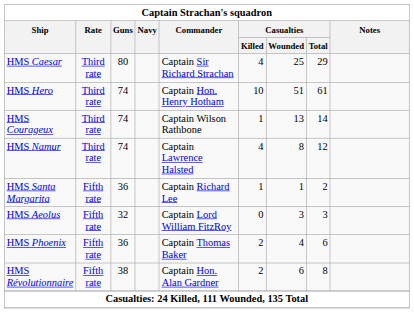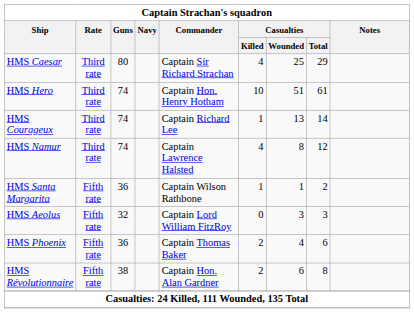(194, 124) Captain Wilson Rathbone -> (196, 124) Captain Richard Lee
(196, 192) Captain Richard Lee -> (194, 192) Captain Wilson Rathbone
